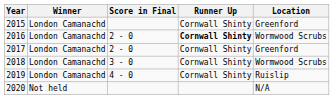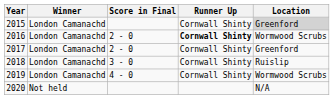(277, 24) no background -> (277, 24) lightgrey background
(291, 62) Wormwood Scrubs -> (272, 62) Ruislip
(272, 75) Ruislip -> (291, 75) Wormwood Scrubs
